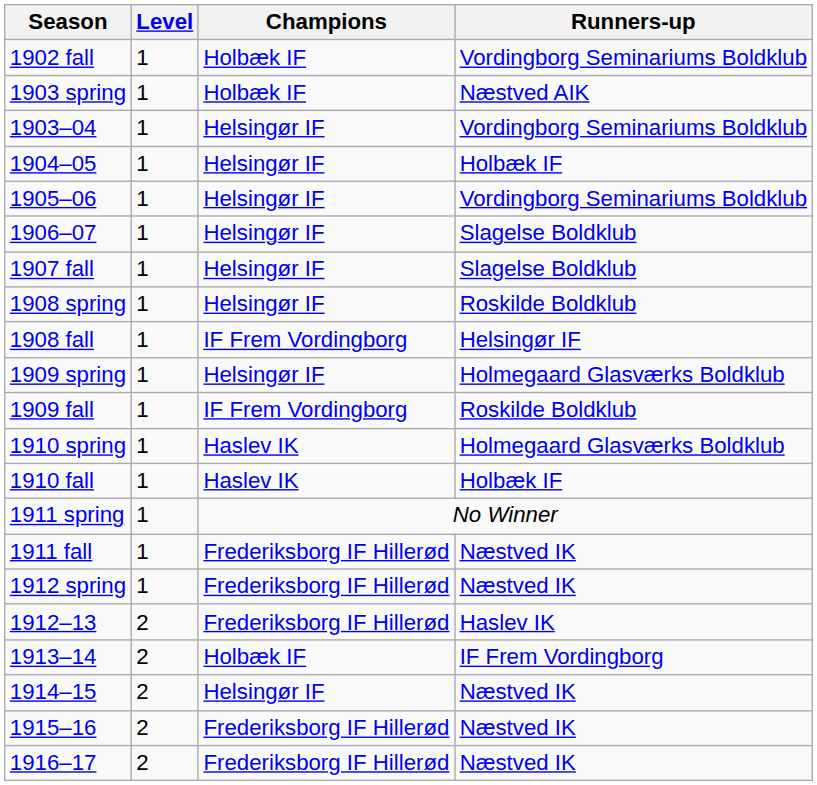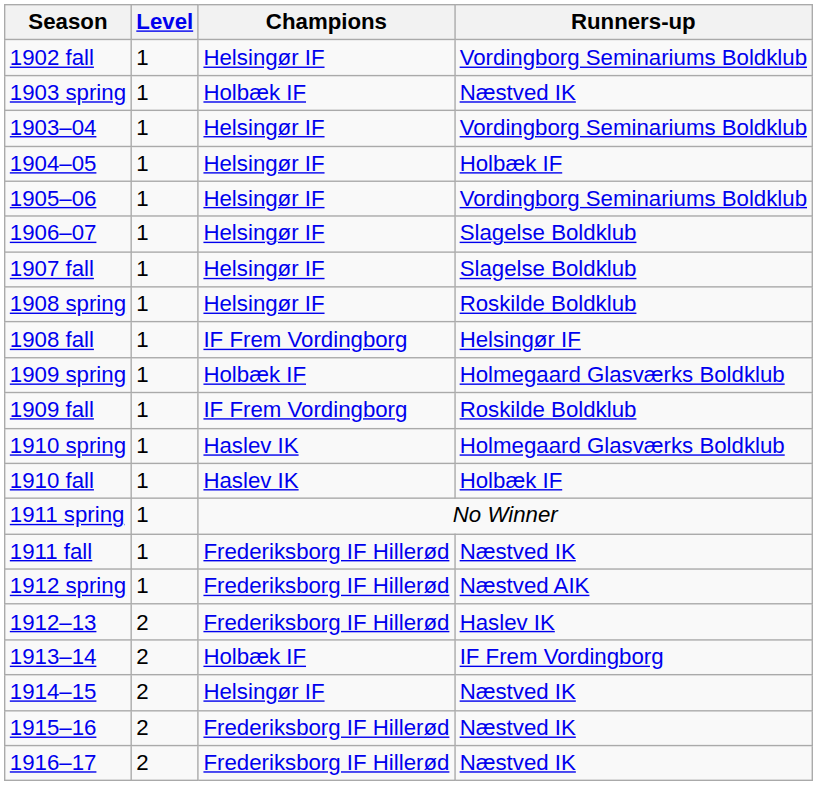(255, 57) Holbæk IF -> (264, 57) Helsingør IF
(525, 92) Næstved AIK -> (518, 92) Næstved IK
(264, 374) Helsingør IF -> (255, 374) Holbæk IF
(518, 586) Næstved IK -> (525, 586) Næstved AIK
